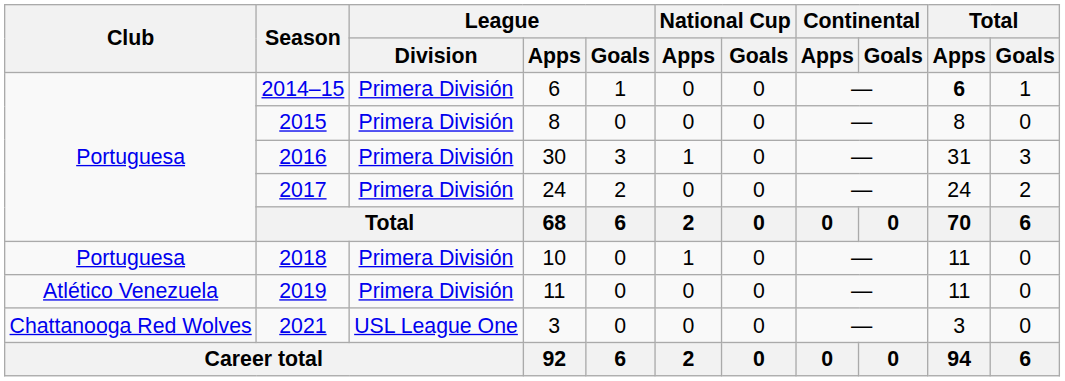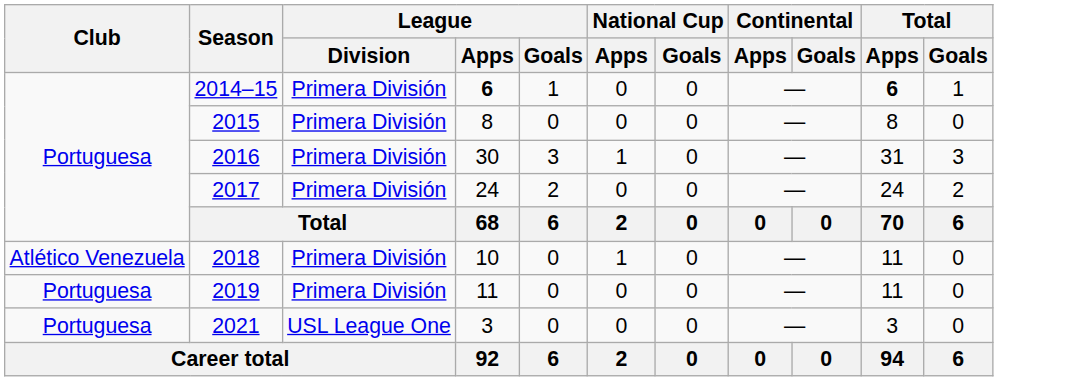(554, 88) normal -> (487, 88) bold
(131, 257) Portuguesa -> (97, 257) Atlético Venezuela
(131, 291) Atlético Venezuela -> (97, 291) Portuguesa
(131, 325) Chattanooga Red Wolves -> (97, 325) Portuguesa
